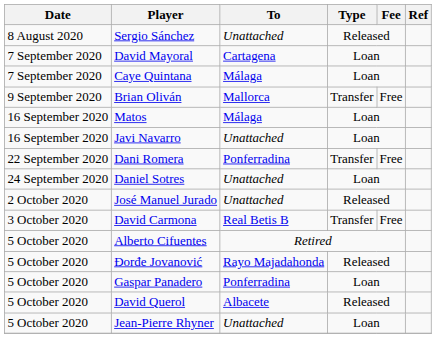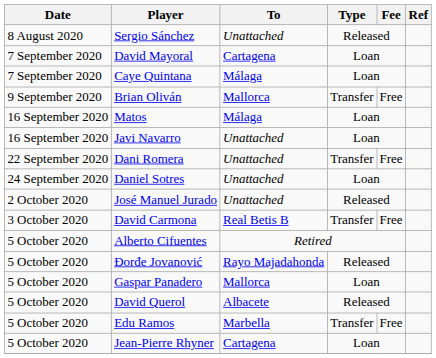(257, 158) Ponferradina -> (253, 158) Unattached
(257, 281) Ponferradina -> (246, 281) Mallorca
+ row: (144, 323)
(253, 323) Unattached -> (249, 343) Cartagena
